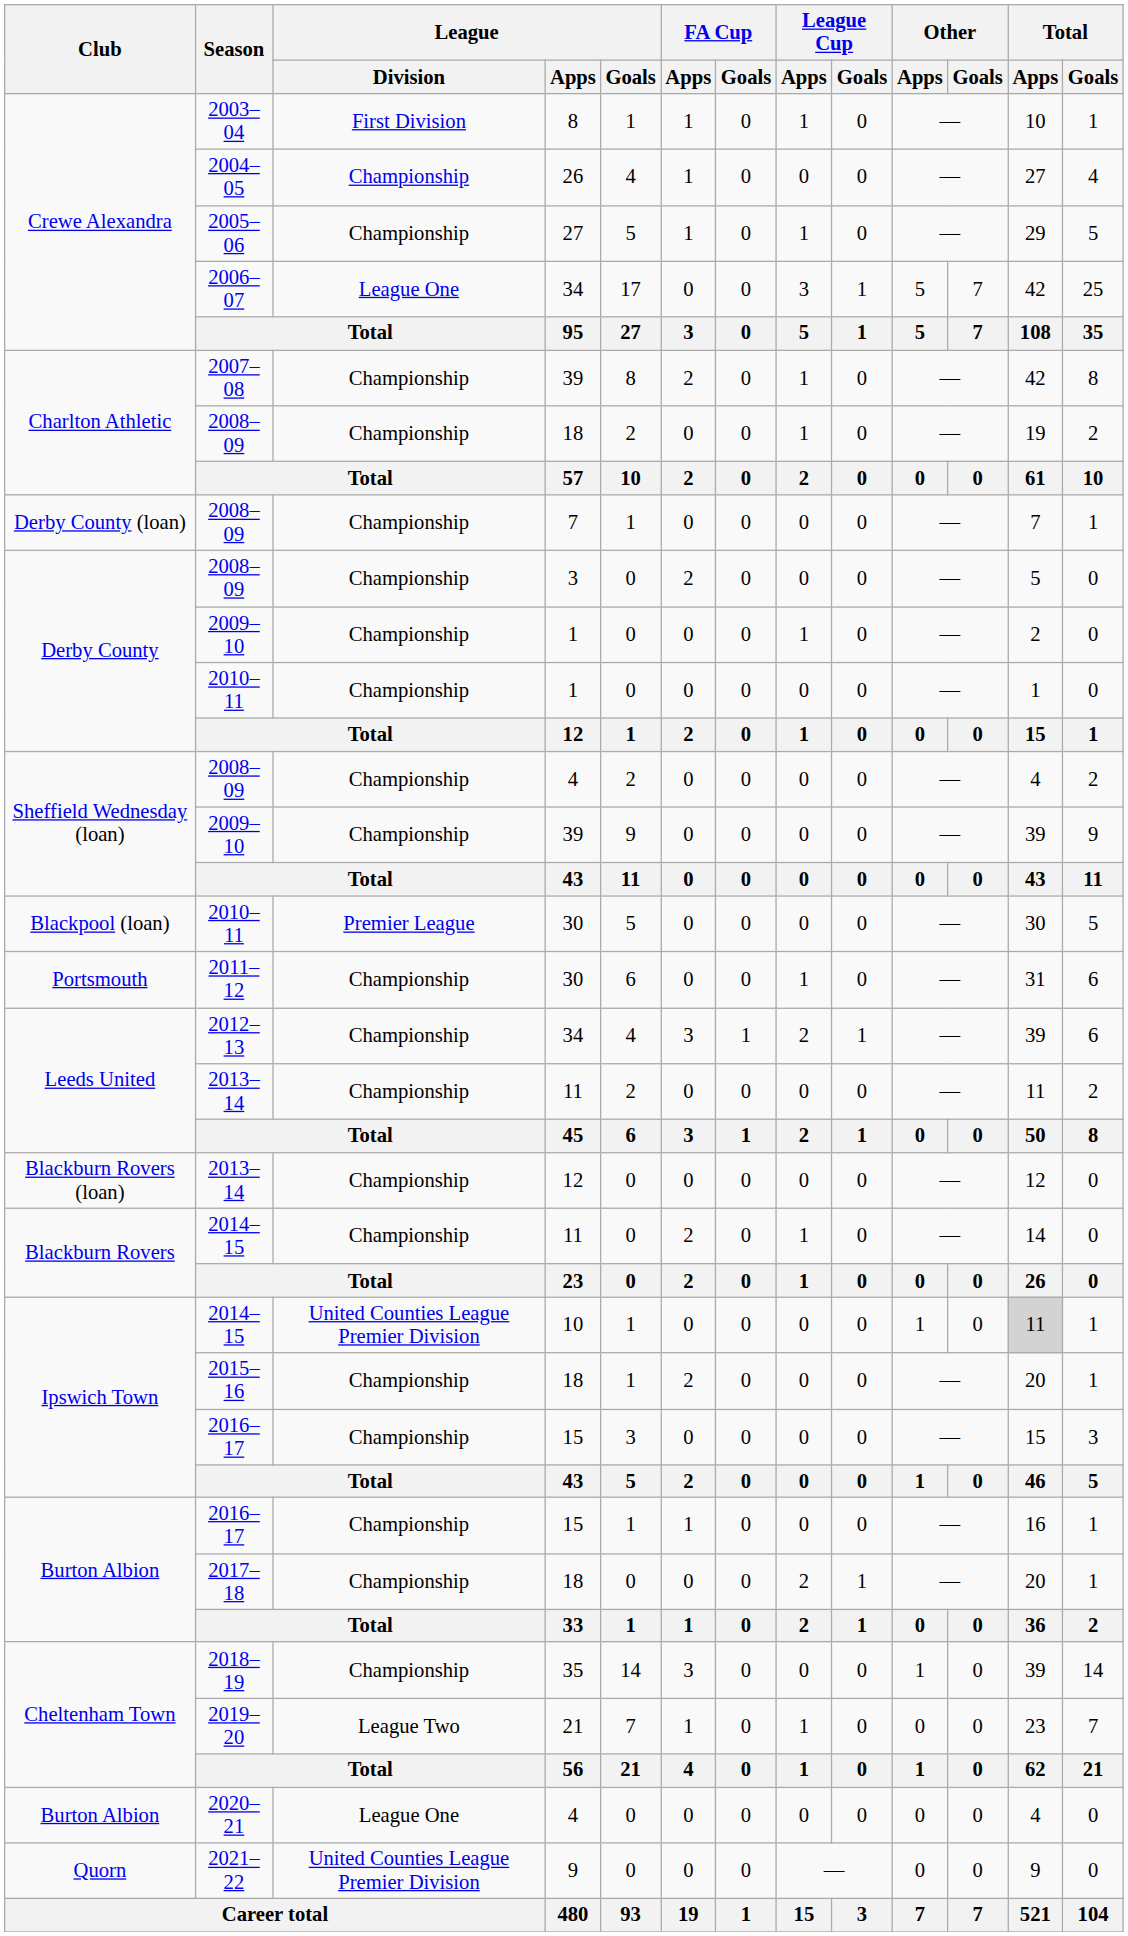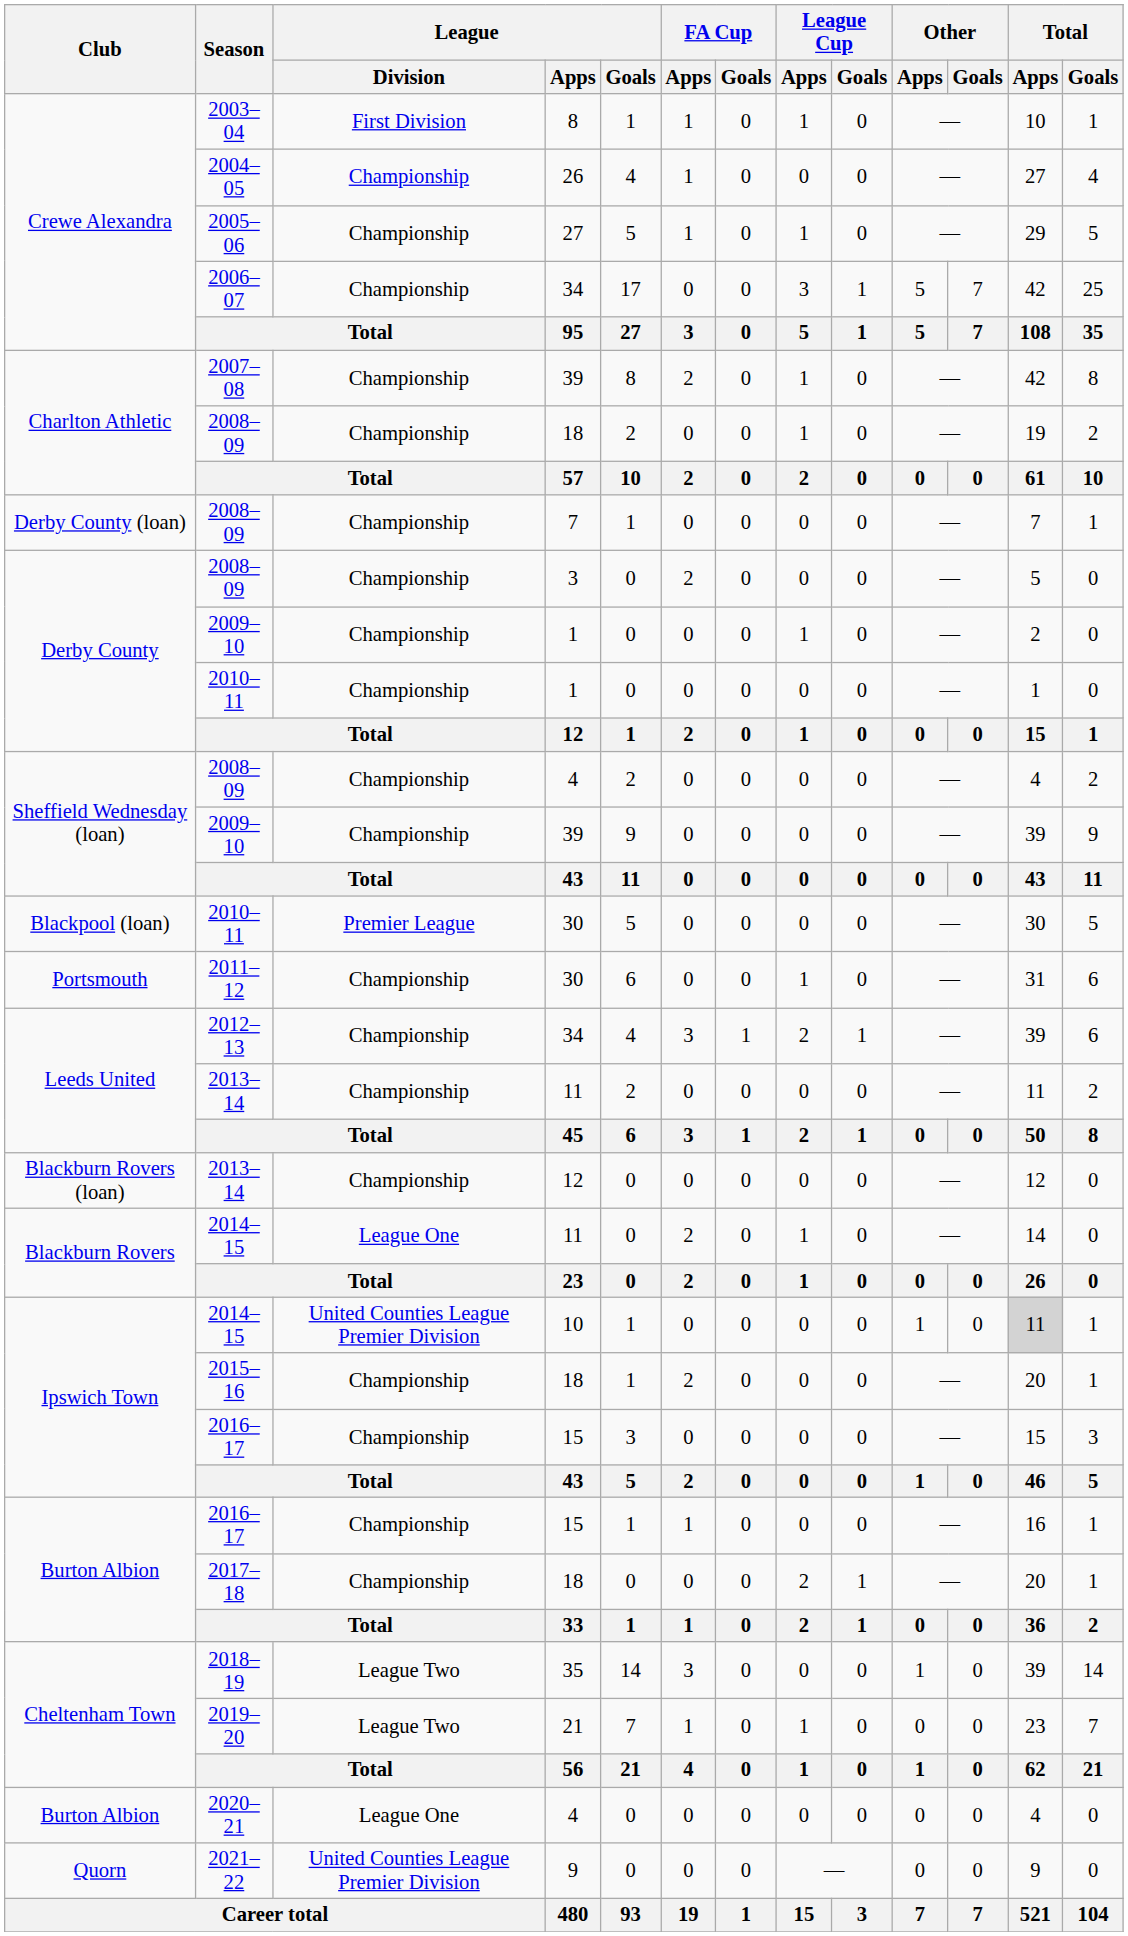(409, 289) League One -> (409, 289) Championship
(409, 1236) Championship -> (409, 1236) League One
(409, 1669) Championship -> (409, 1669) League Two
